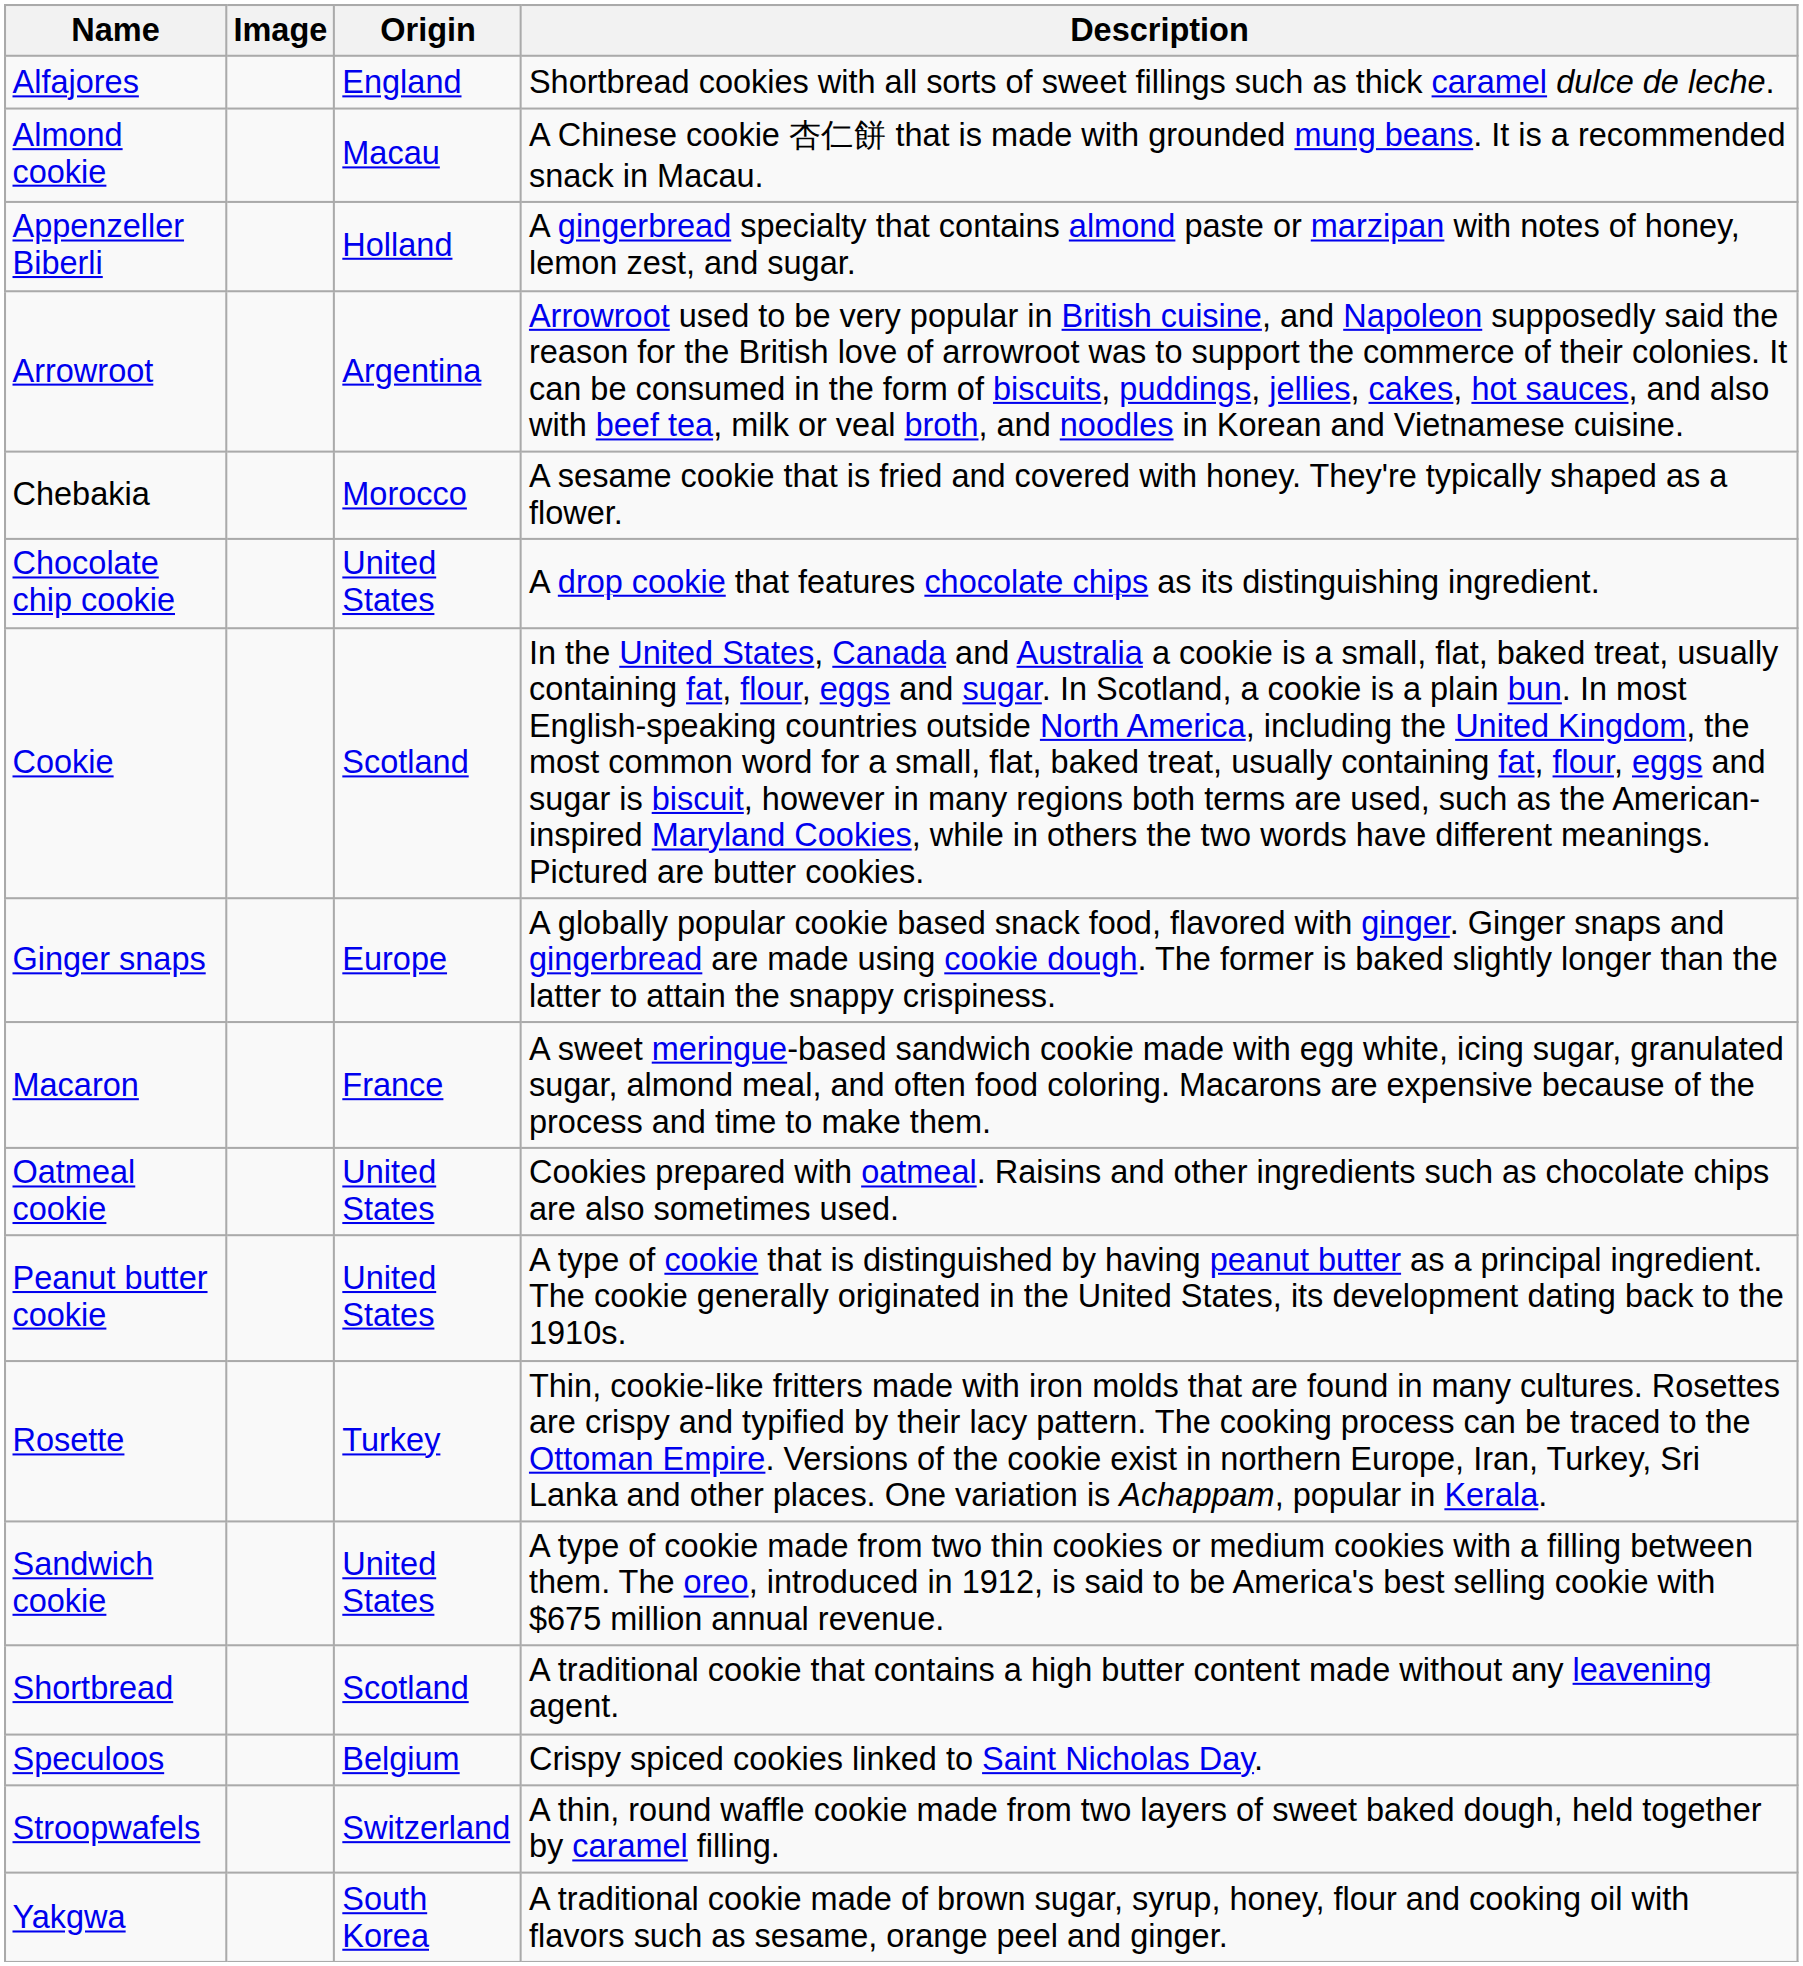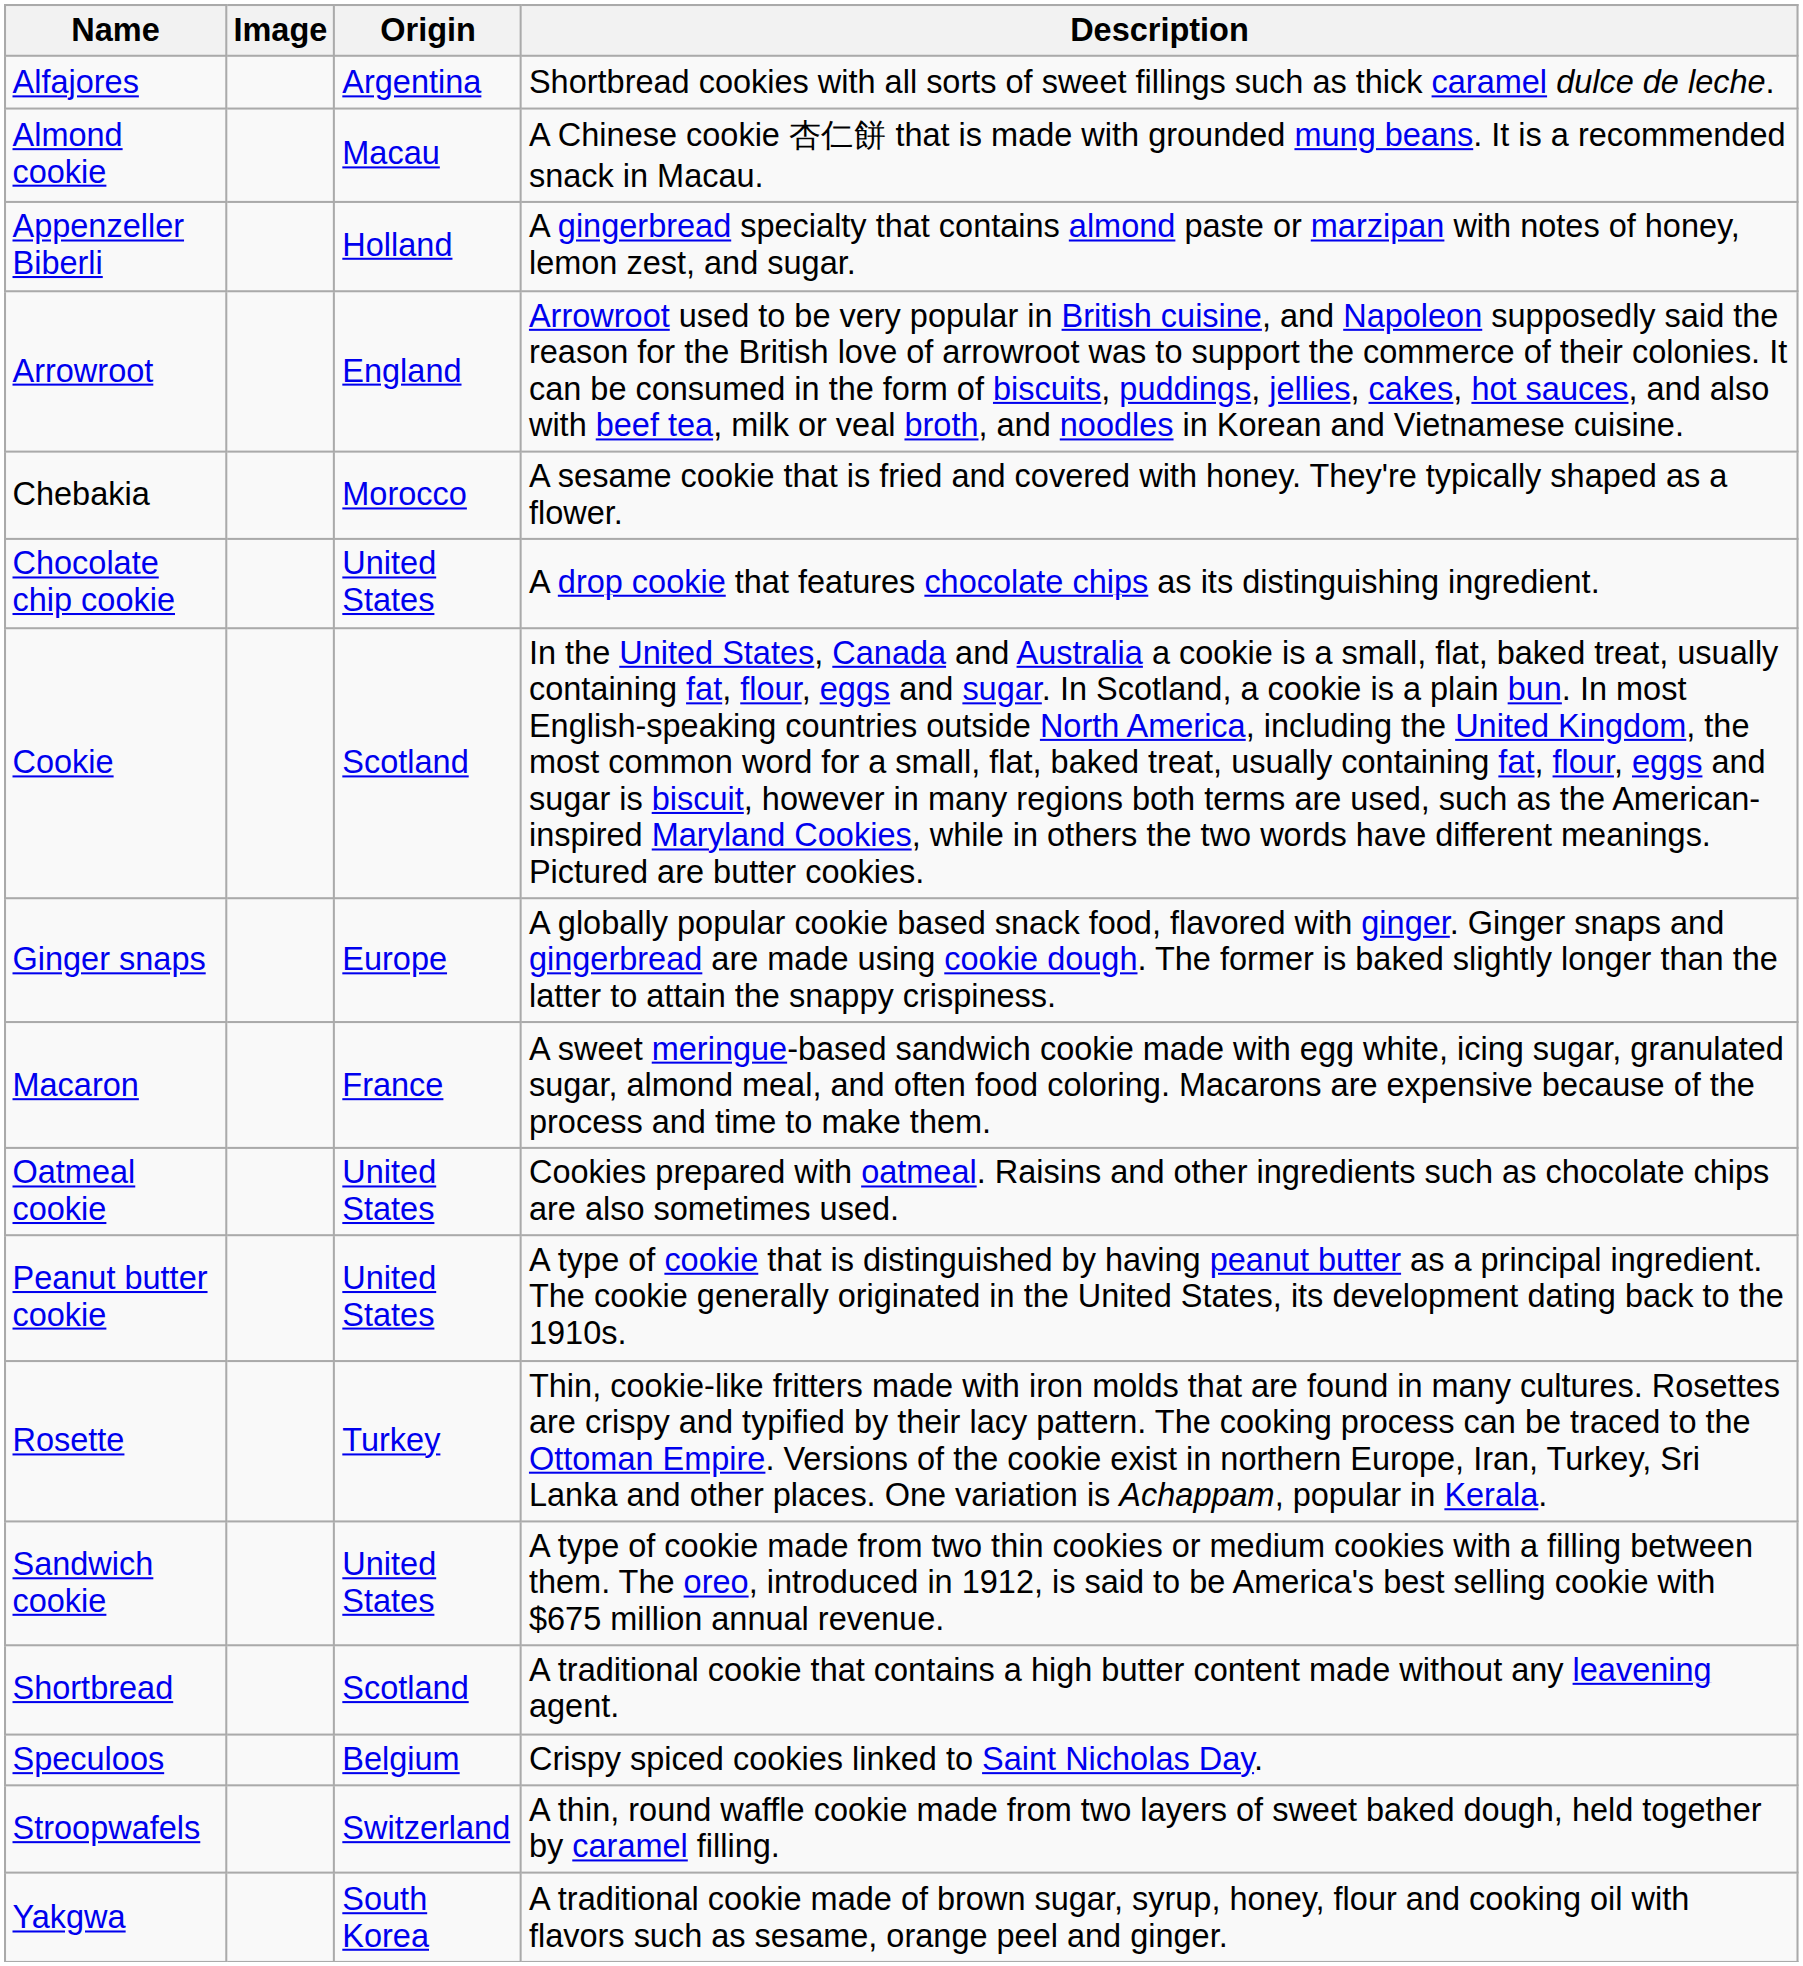(402, 81) England -> (412, 81) Argentina
(412, 370) Argentina -> (402, 370) England
